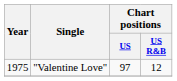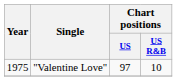(156, 67) 12 -> (156, 67) 10
